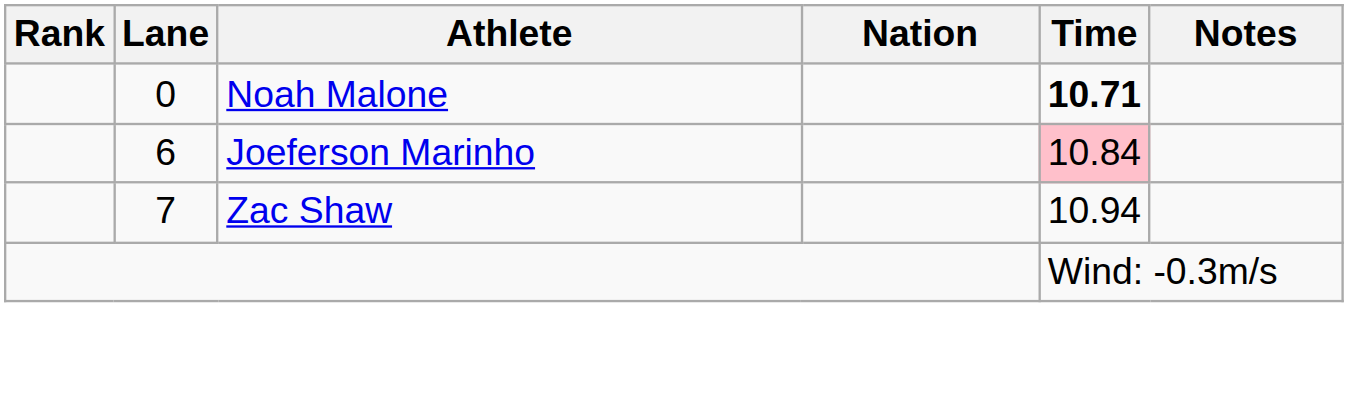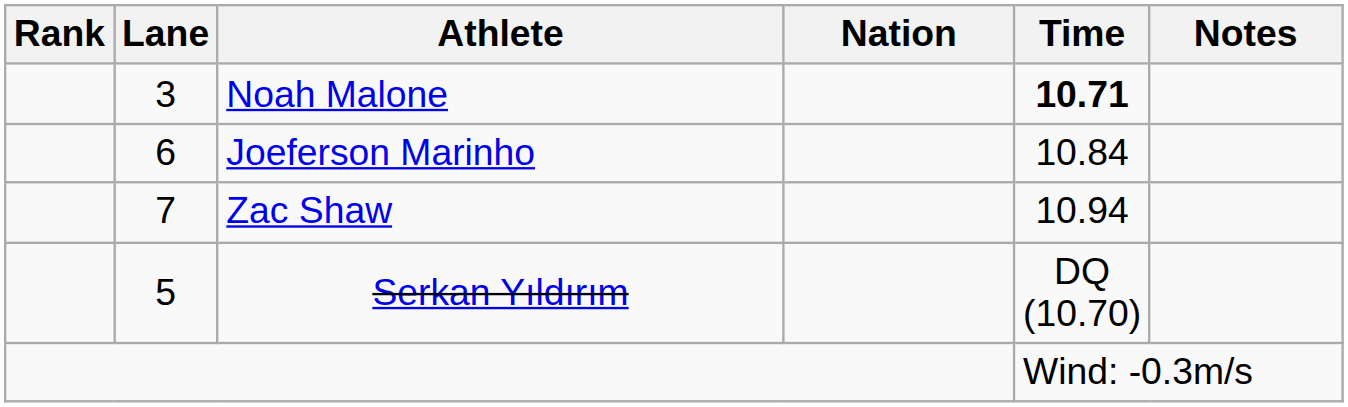(166, 93) 0 -> (166, 93) 3
(1094, 152) pink background -> (1082, 152) no background
+ row: (501, 291)
